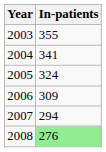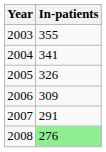(48, 75) 324 -> (48, 75) 326
(48, 116) 294 -> (48, 116) 291
